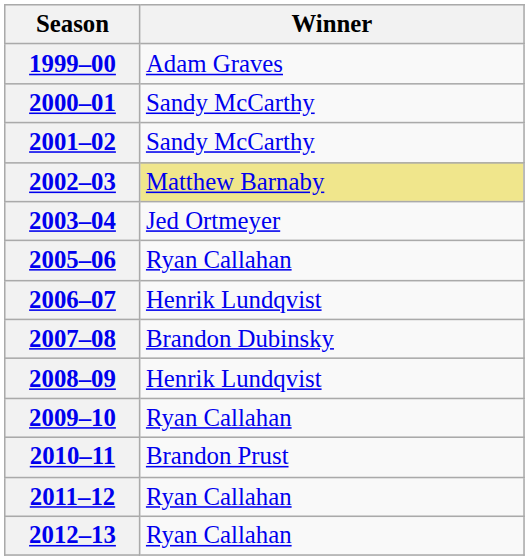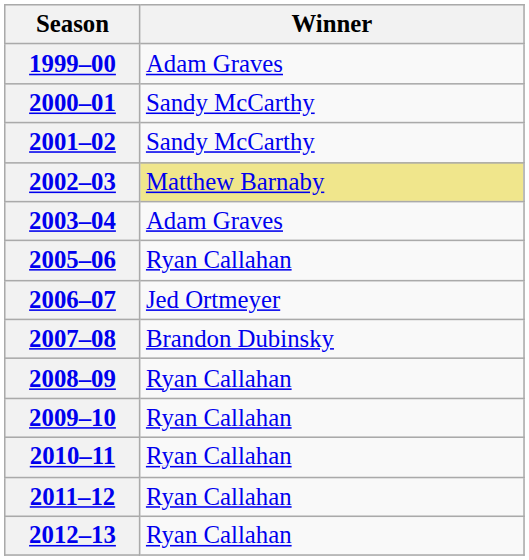(213, 220) Jed Ortmeyer -> (214, 220) Adam Graves
(234, 299) Henrik Lundqvist -> (213, 299) Jed Ortmeyer
(234, 378) Henrik Lundqvist -> (219, 378) Ryan Callahan
(217, 456) Brandon Prust -> (219, 456) Ryan Callahan
